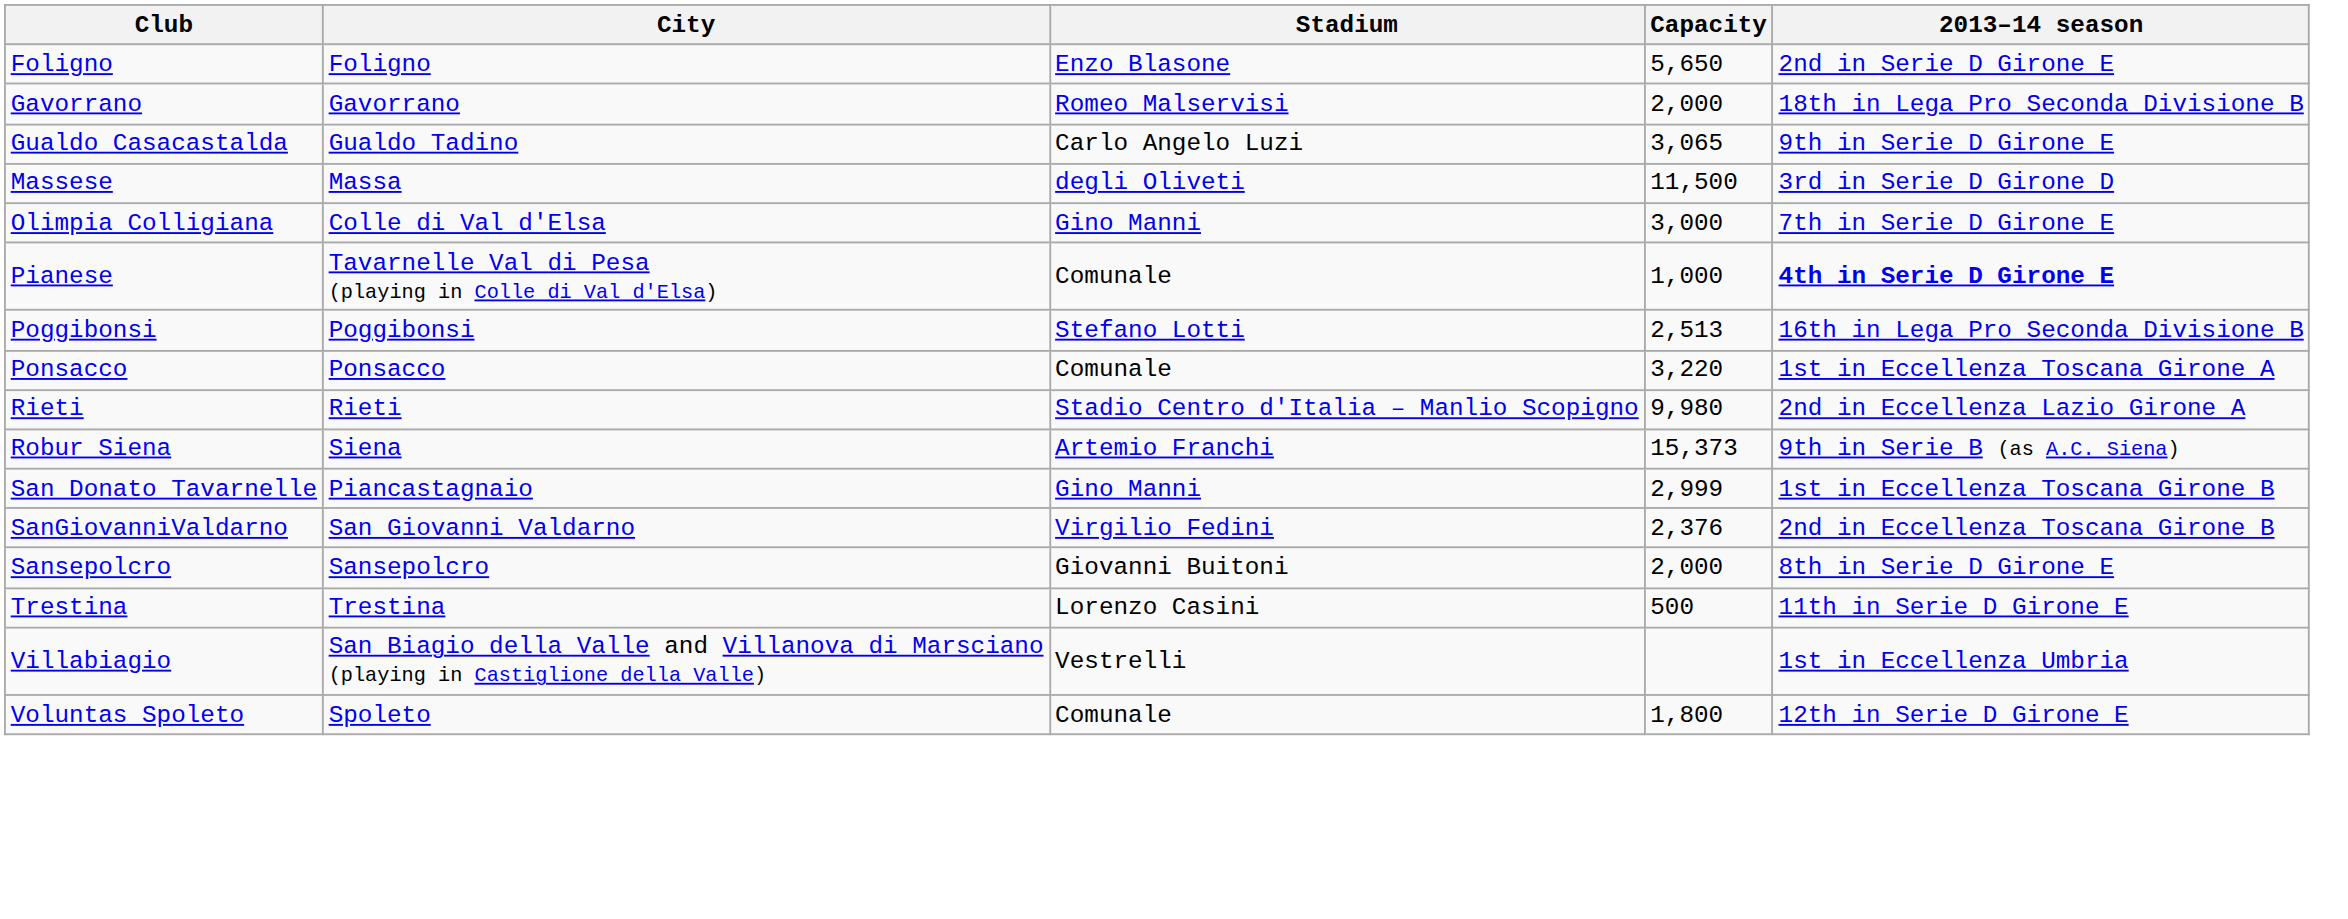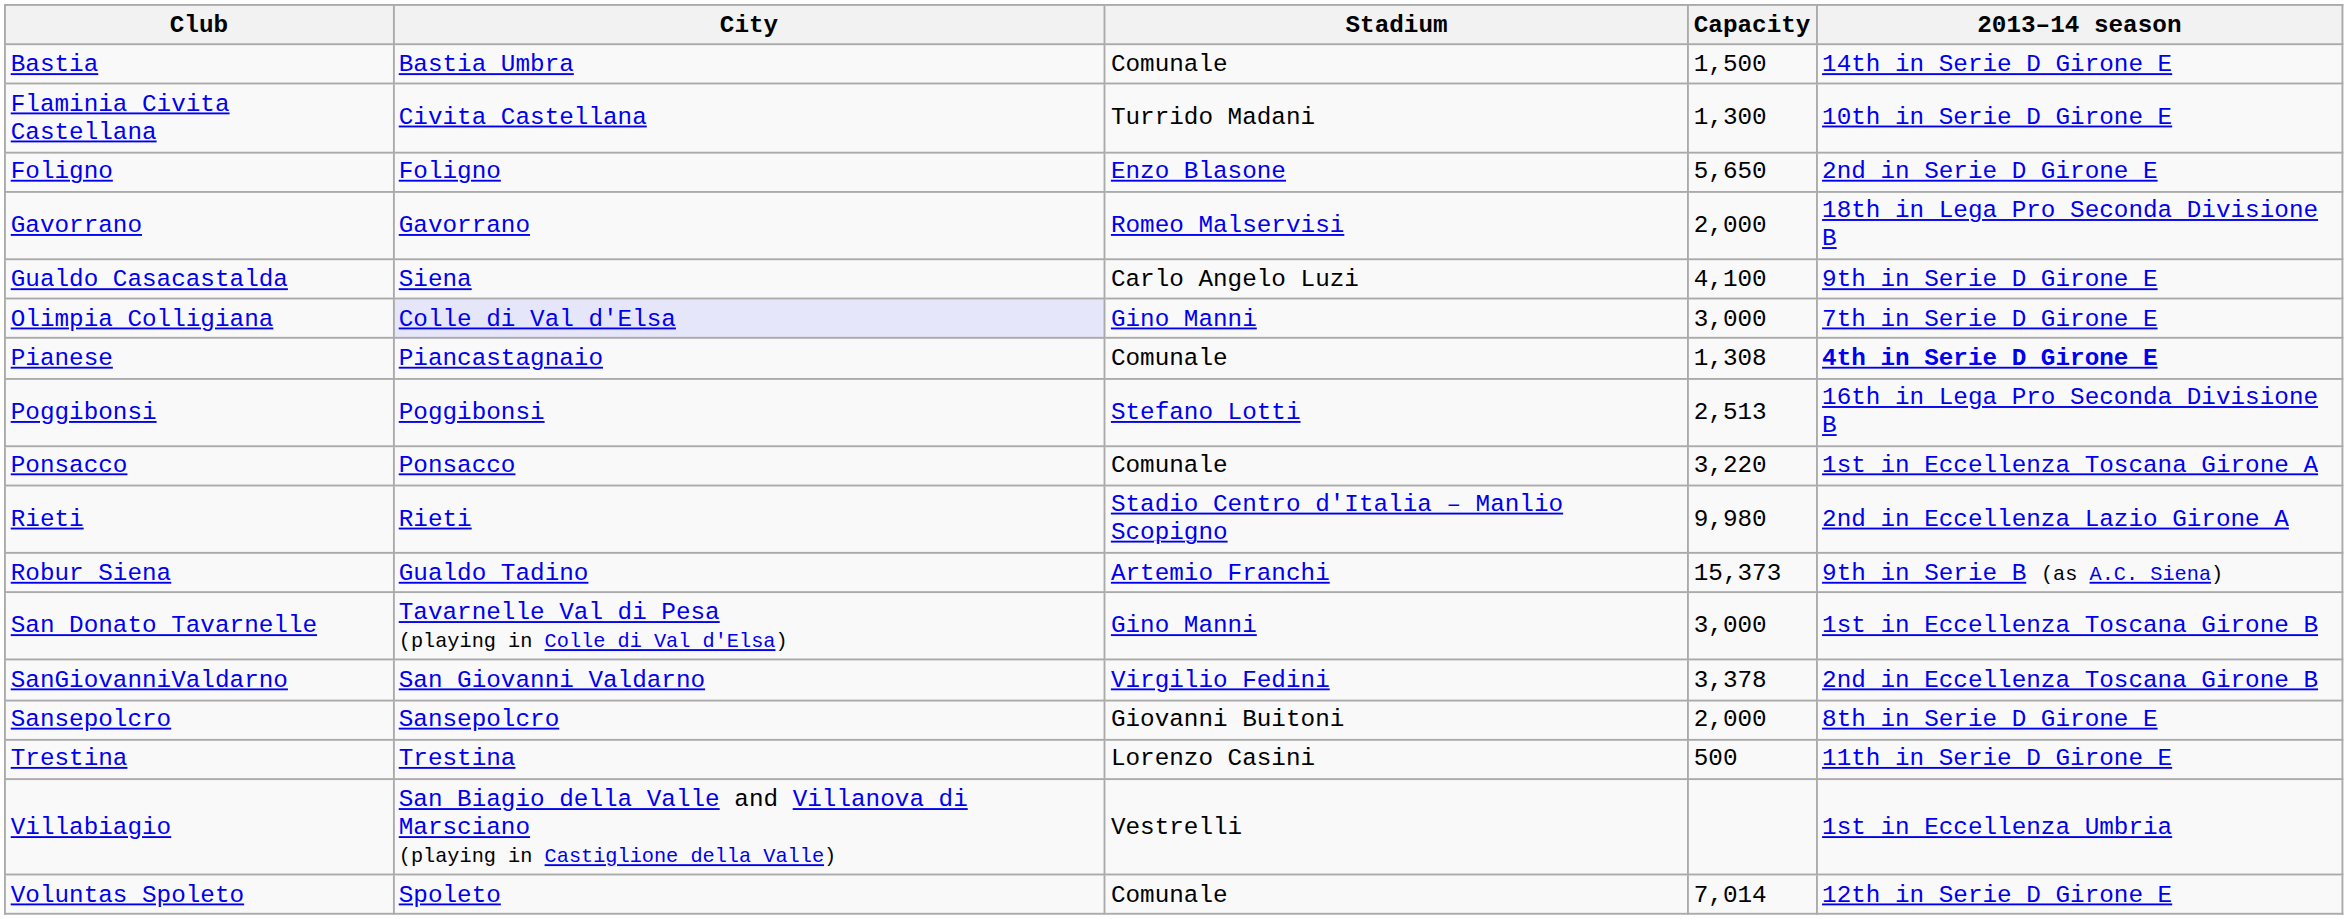+ row: (54, 64)
+ row: (120, 118)
(423, 144) Gualdo Tadino -> (435, 279) Siena
(1687, 144) 3,065 -> (1730, 279) 4,100
- row: (62, 183)
(467, 223) no background -> (537, 319) lavender background
(523, 276) Tavarnelle Val di Pesa (playing in Colle di Val d'Elsa) -> (501, 358) Piancastagnaio
(1687, 276) 1,000 -> (1730, 358) 1,308
(365, 449) Siena -> (494, 573) Gualdo Tadino
(431, 489) Piancastagnaio -> (593, 625) Tavarnelle Val di Pesa (playing in Colle di Val d'Elsa)
(1687, 489) 2,999 -> (1730, 626) 3,000
(1687, 528) 2,376 -> (1730, 680) 3,378
(1687, 715) 1,800 -> (1730, 895) 7,014
